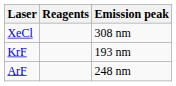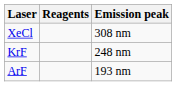(113, 52) 193 nm -> (113, 52) 248 nm
(113, 71) 248 nm -> (113, 71) 193 nm
